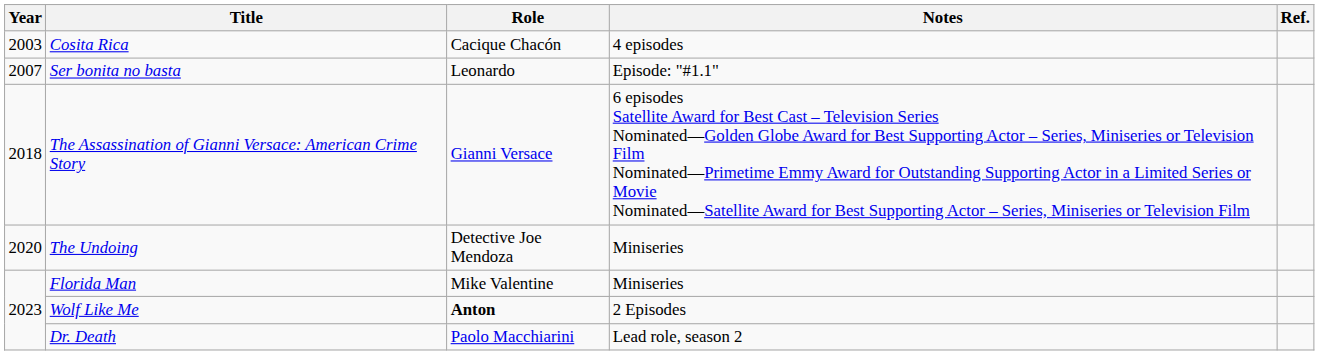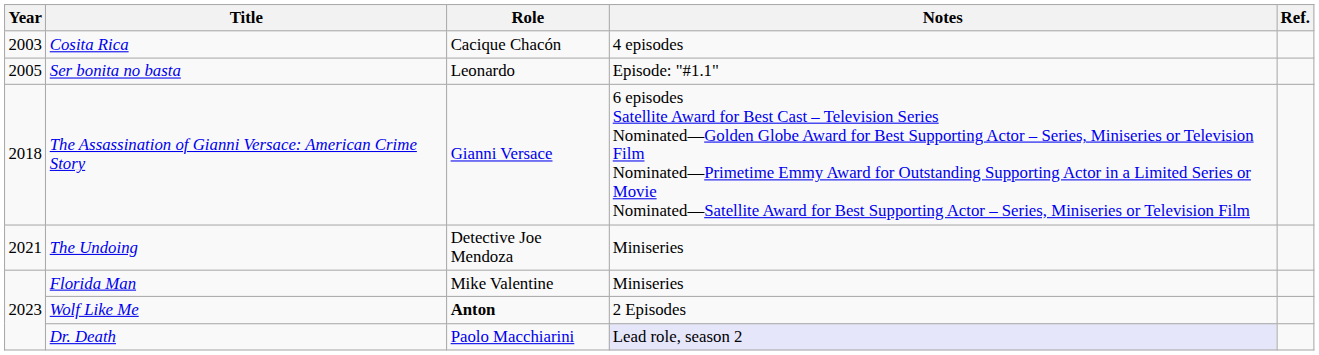(25, 71) 2007 -> (25, 71) 2005
(25, 247) 2020 -> (25, 247) 2021
(678, 336) no background -> (678, 336) lavender background
